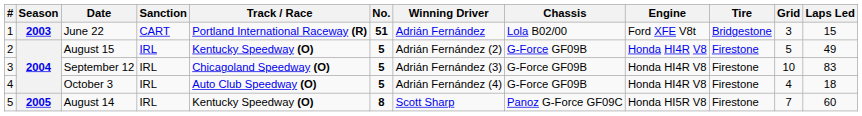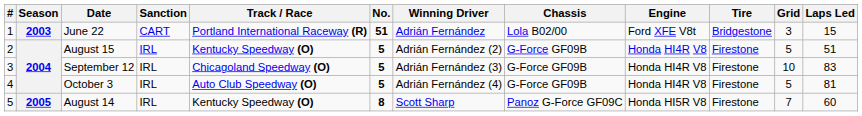(830, 49) 49 -> (830, 49) 51
(789, 85) 4 -> (789, 85) 5
(830, 85) 18 -> (830, 85) 81
